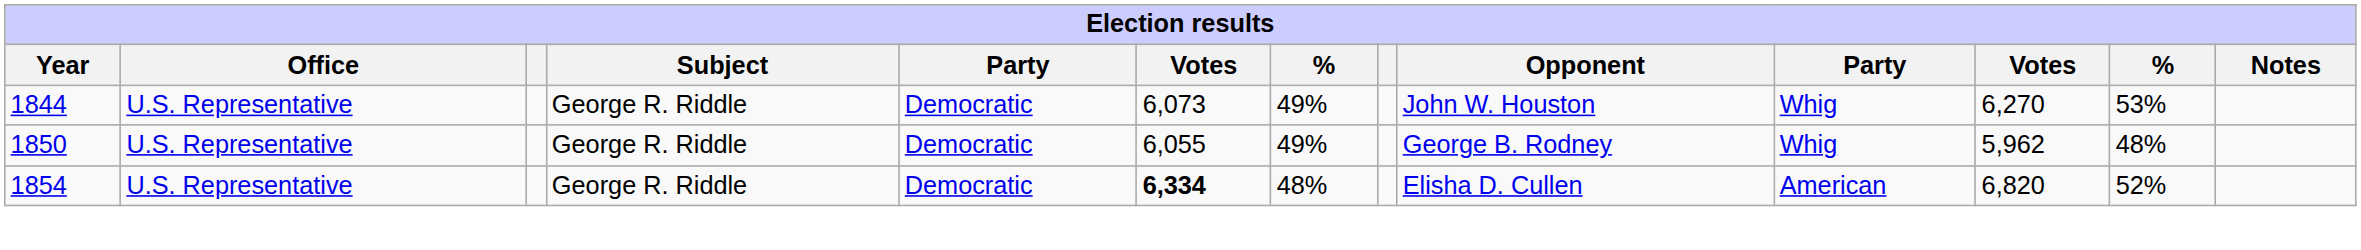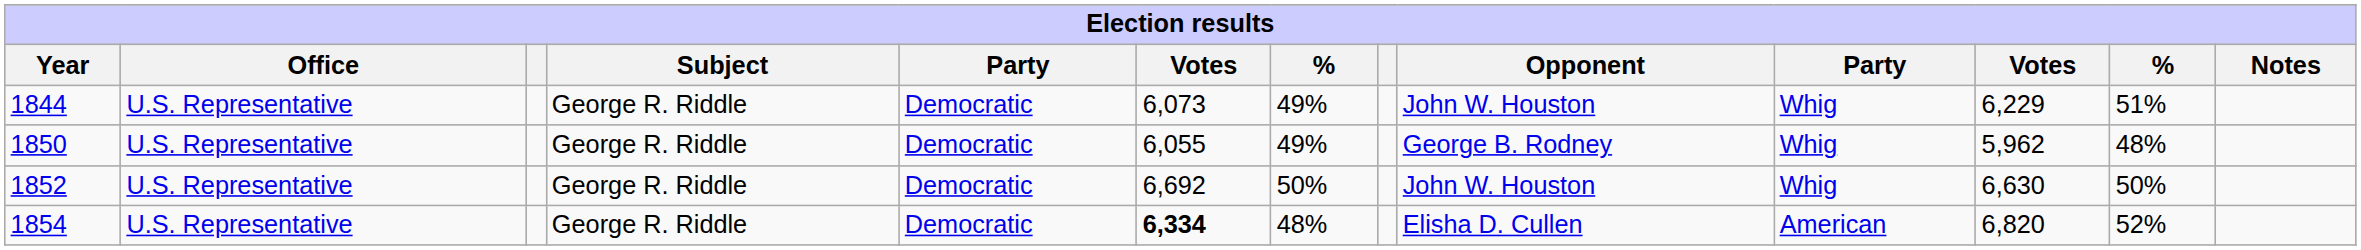(2013, 104) 6,270 -> (2013, 104) 6,229
(2141, 104) 53% -> (2141, 104) 51%
+ row: (39, 184)
